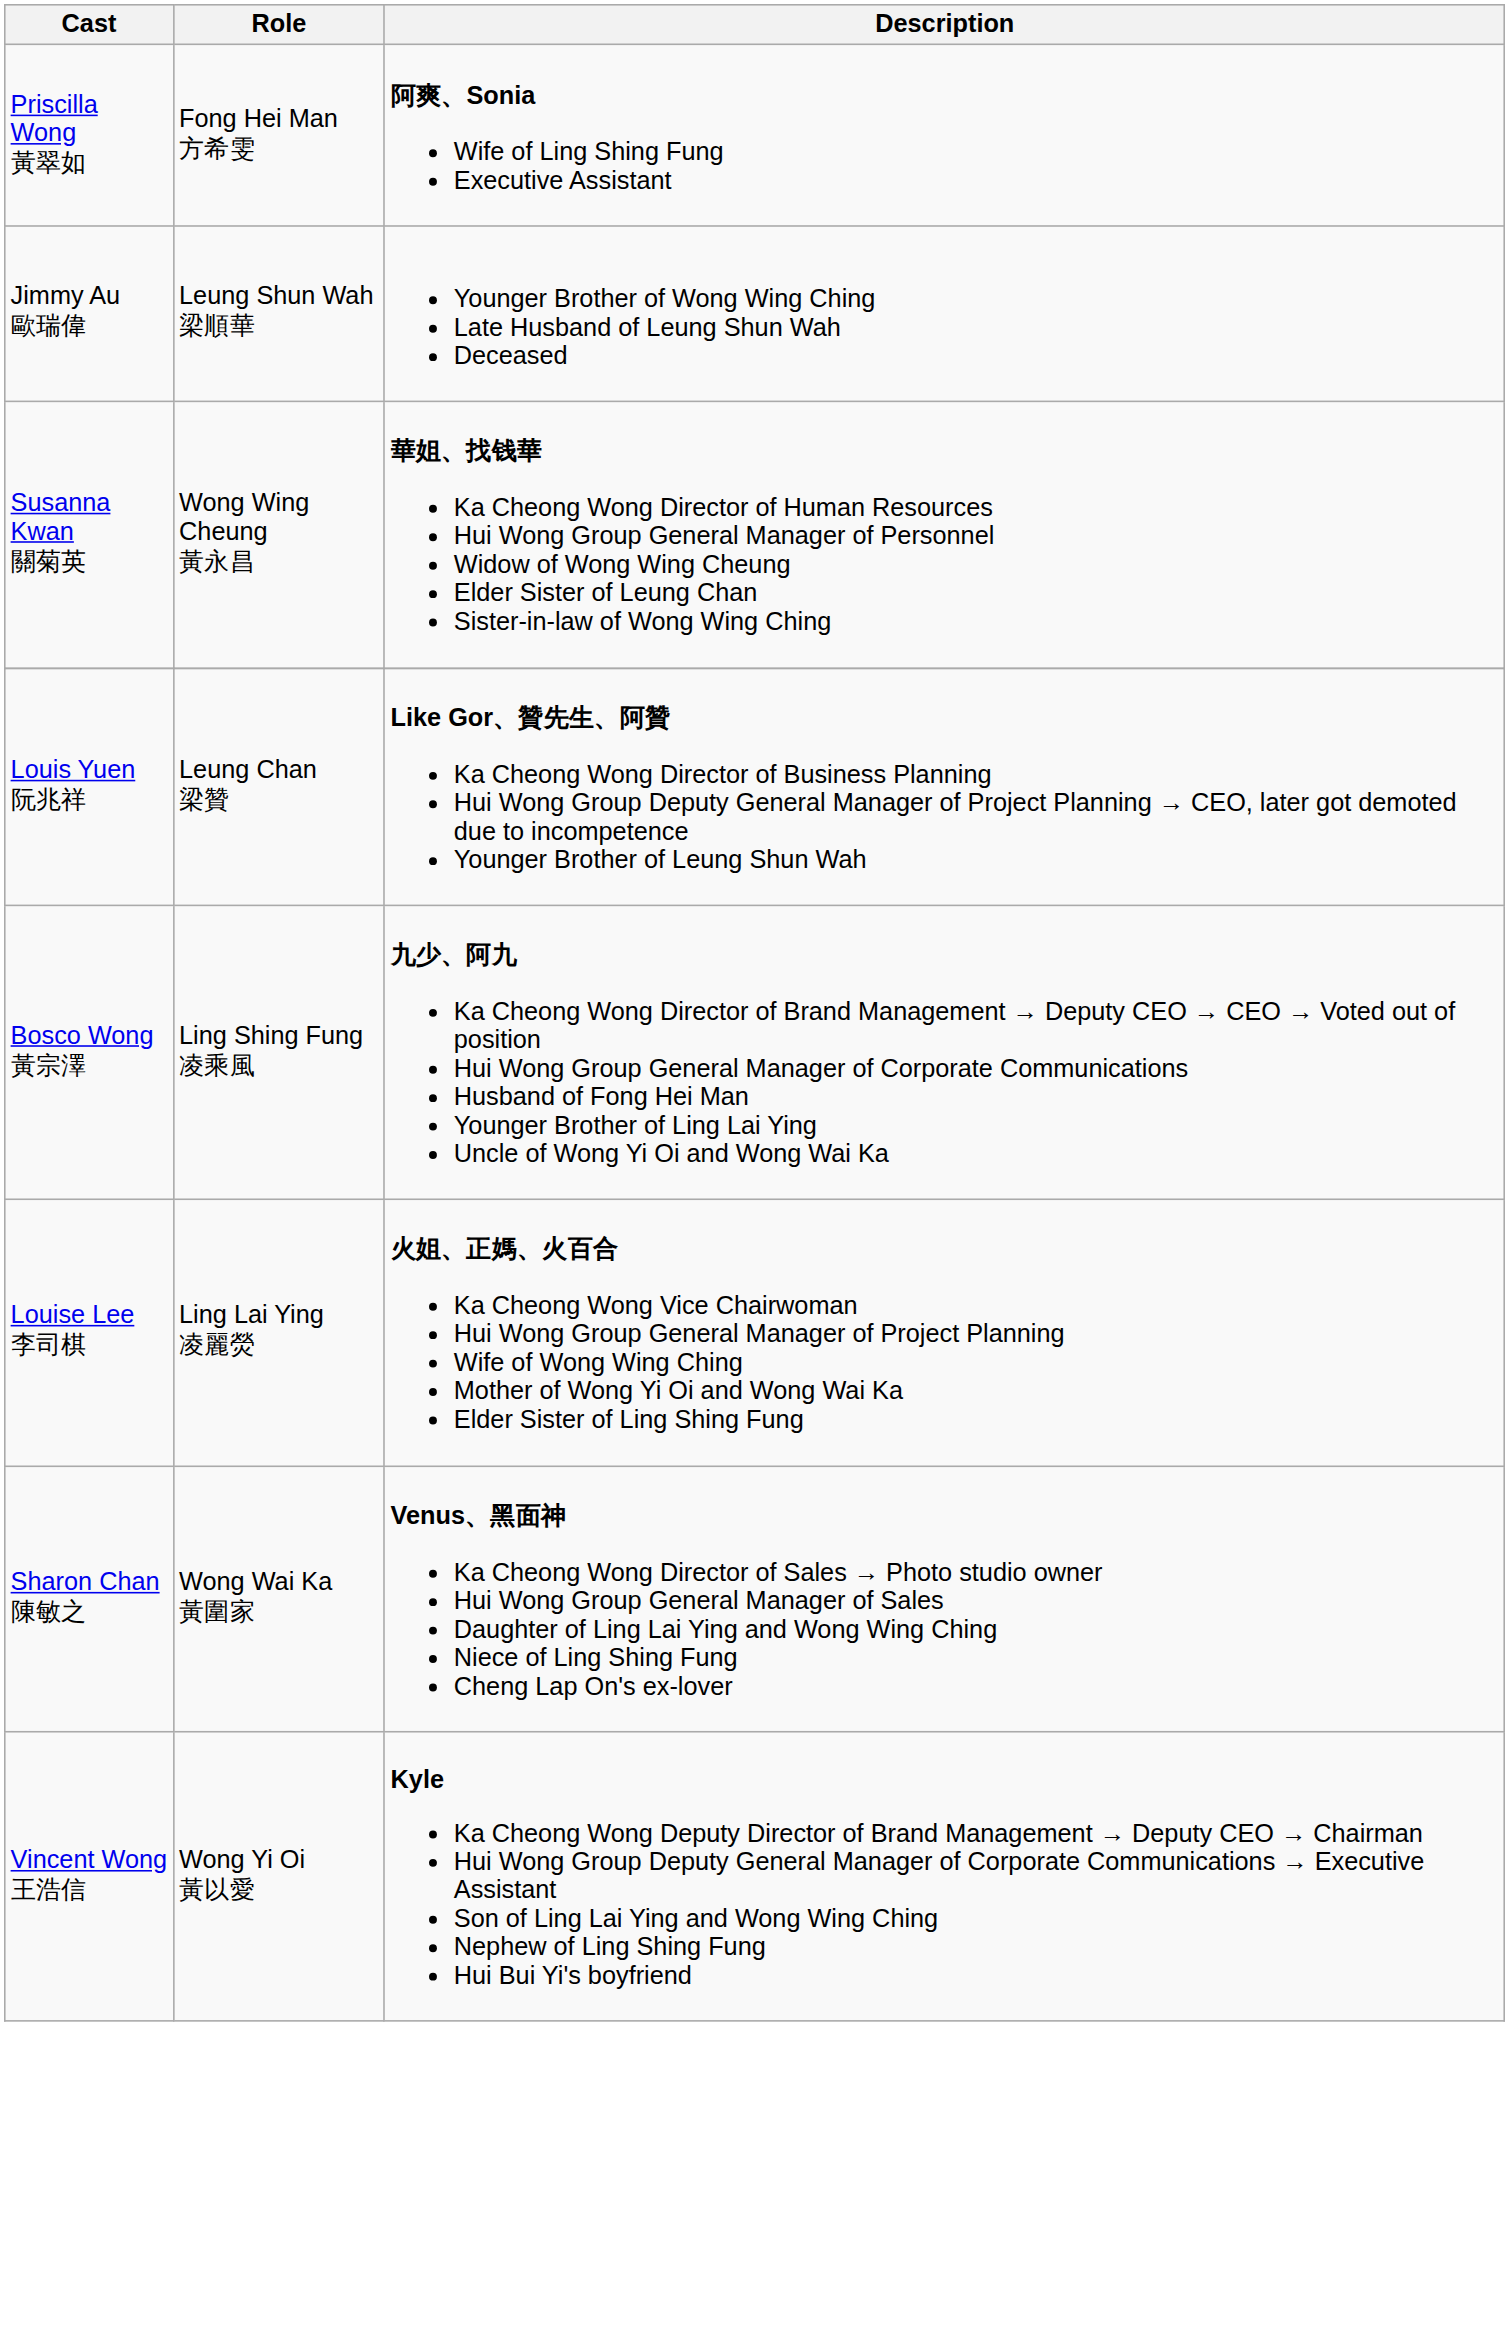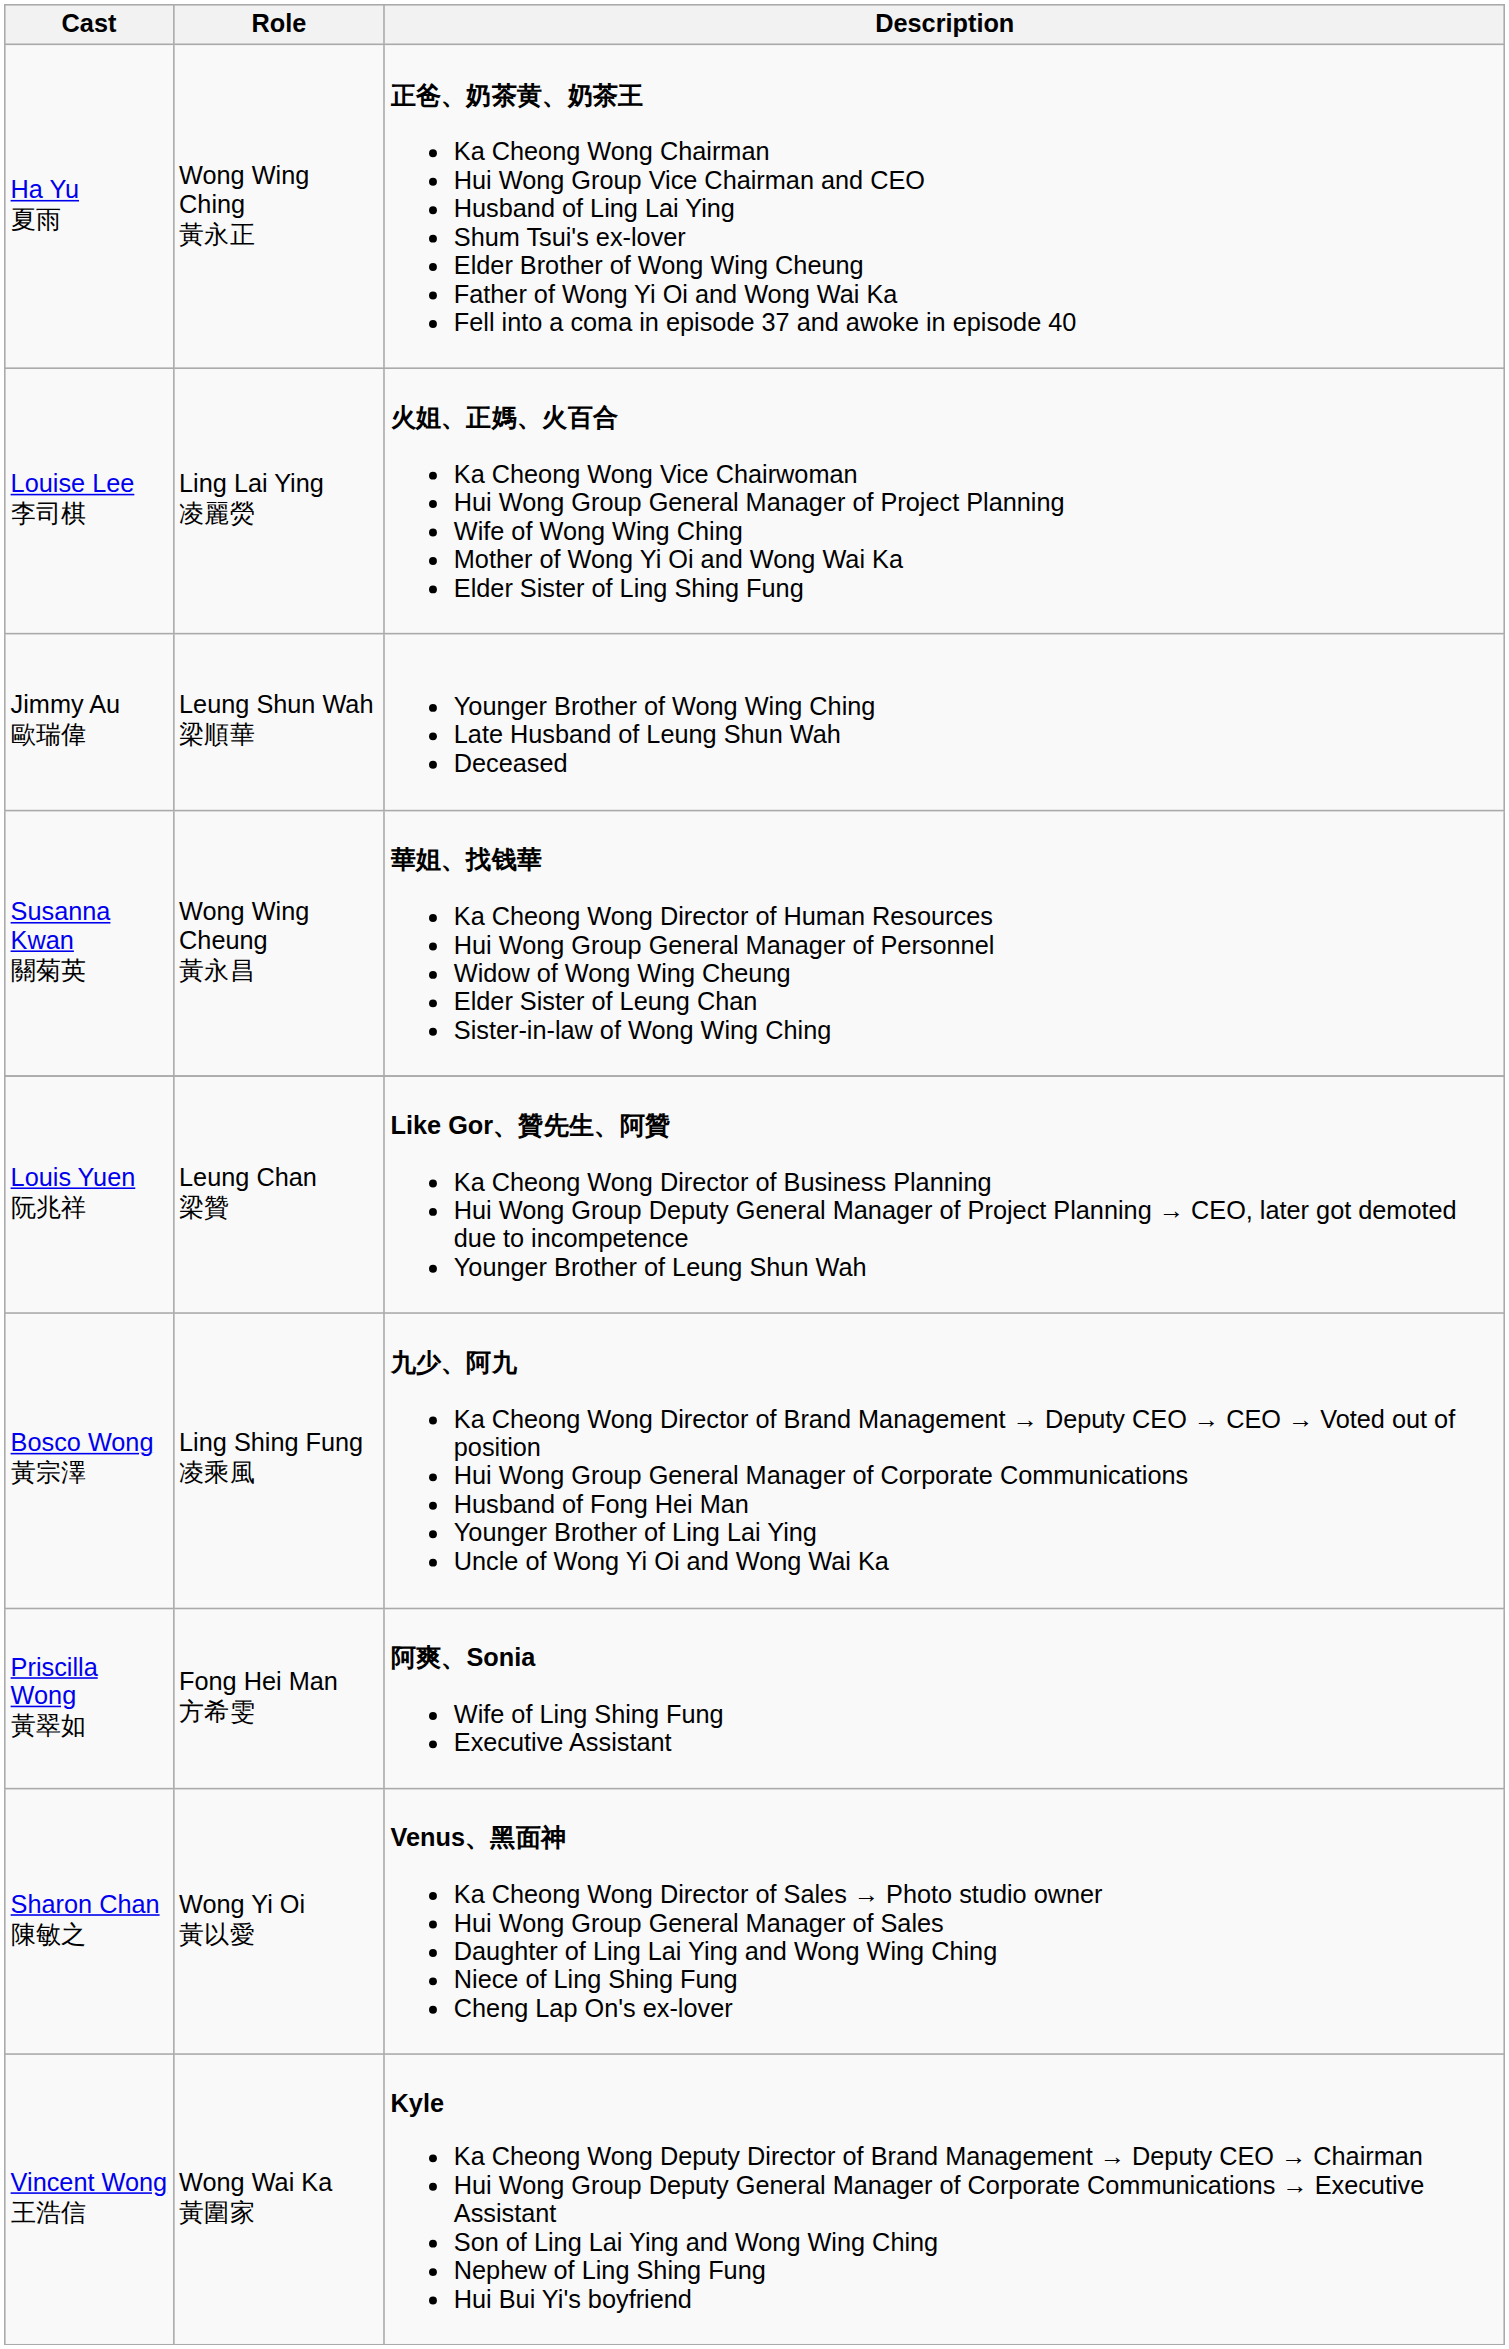+ row: (45, 204)
rows swapped: (72, 1330) <-> (54, 133)
(256, 1596) Wong Wai Ka 黃圍家 -> (242, 1919) Wong Yi Oi 黃以愛
(242, 1874) Wong Yi Oi 黃以愛 -> (256, 2197) Wong Wai Ka 黃圍家
